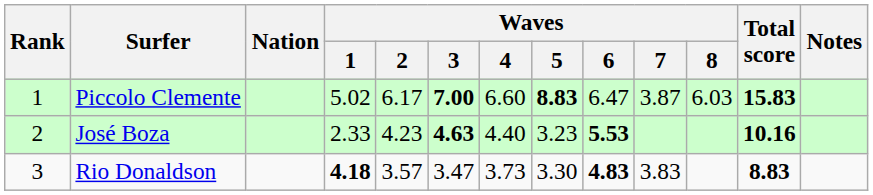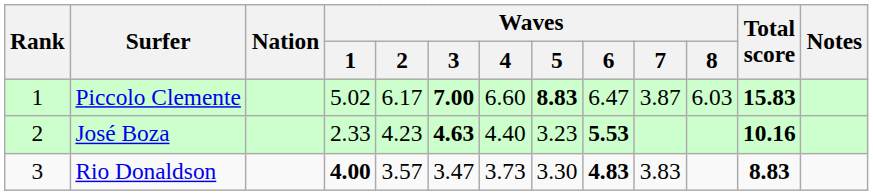(350, 171) 4.18 -> (350, 171) 4.00
